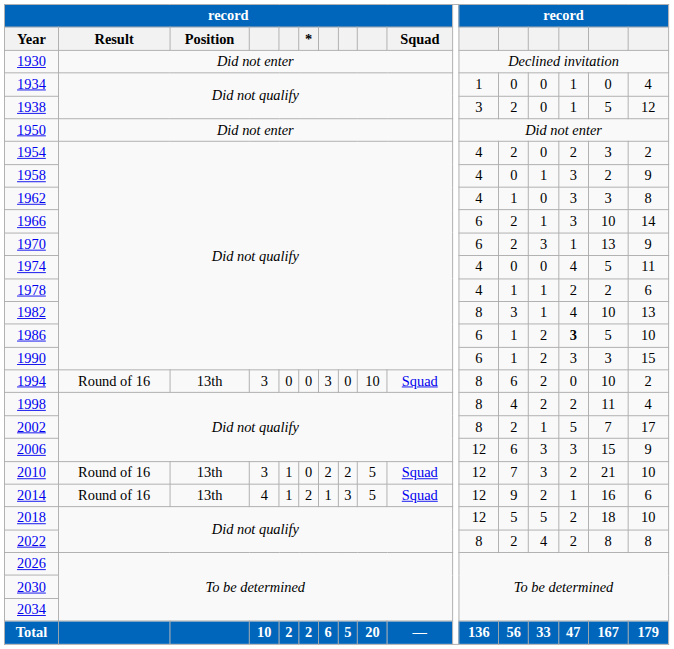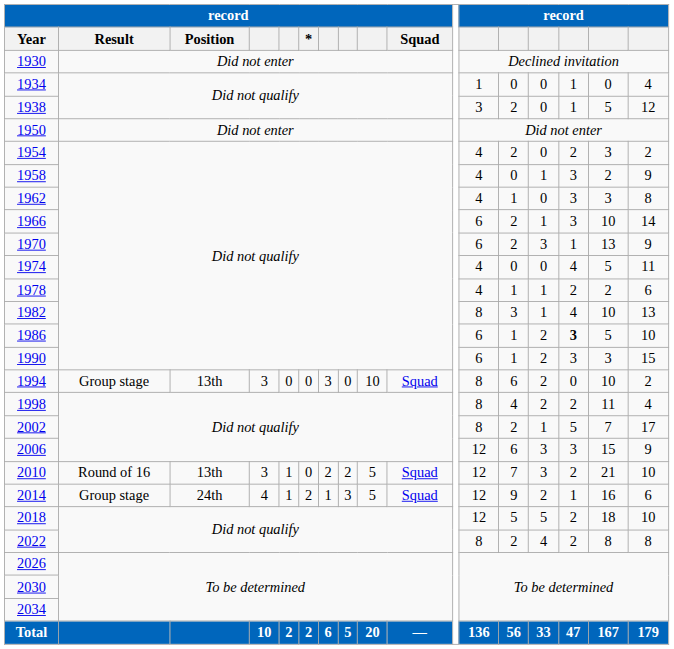(114, 381) Round of 16 -> (114, 381) Group stage
(114, 495) Round of 16 -> (114, 495) Group stage
(210, 495) 13th -> (210, 495) 24th
